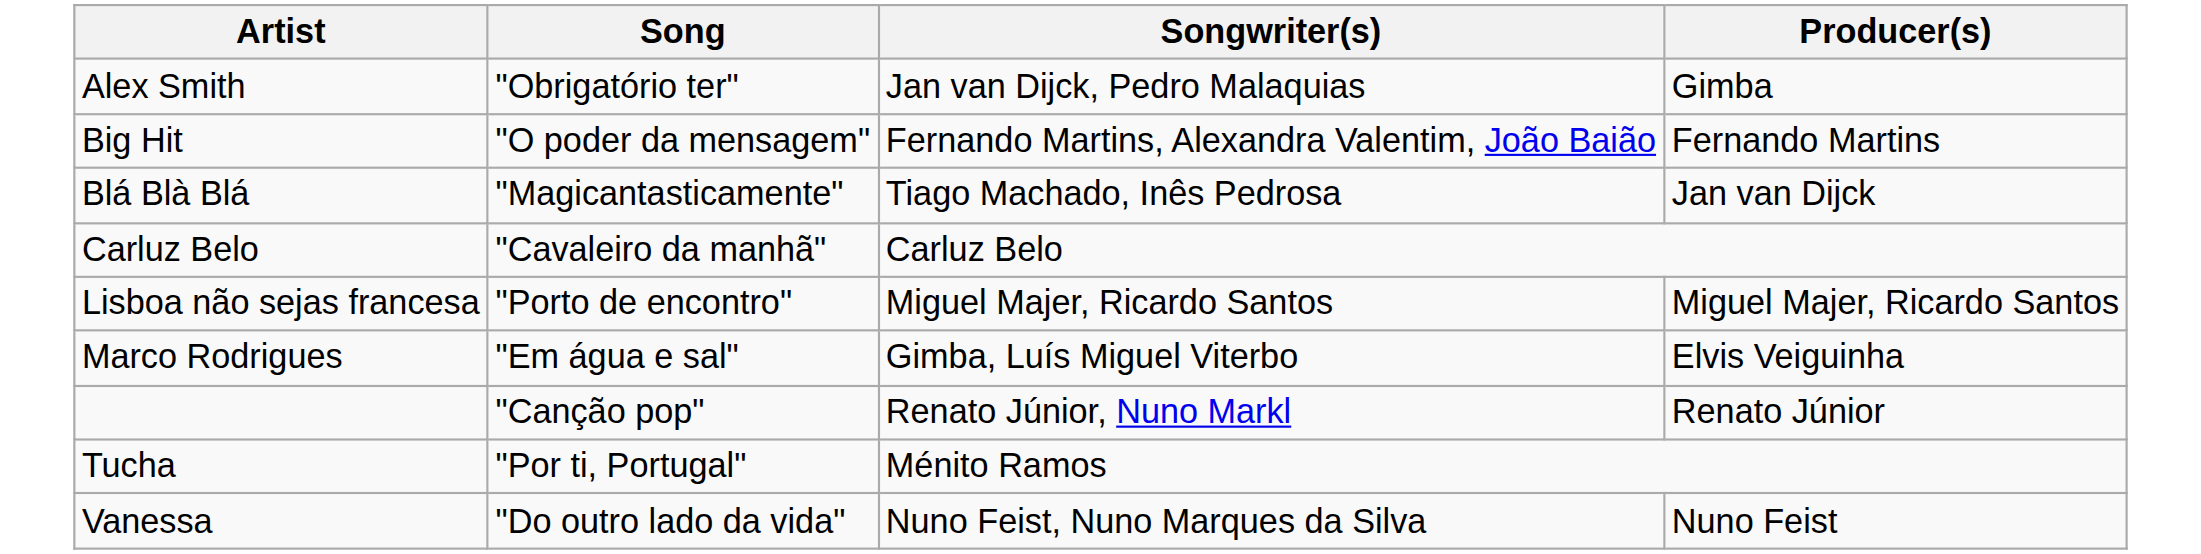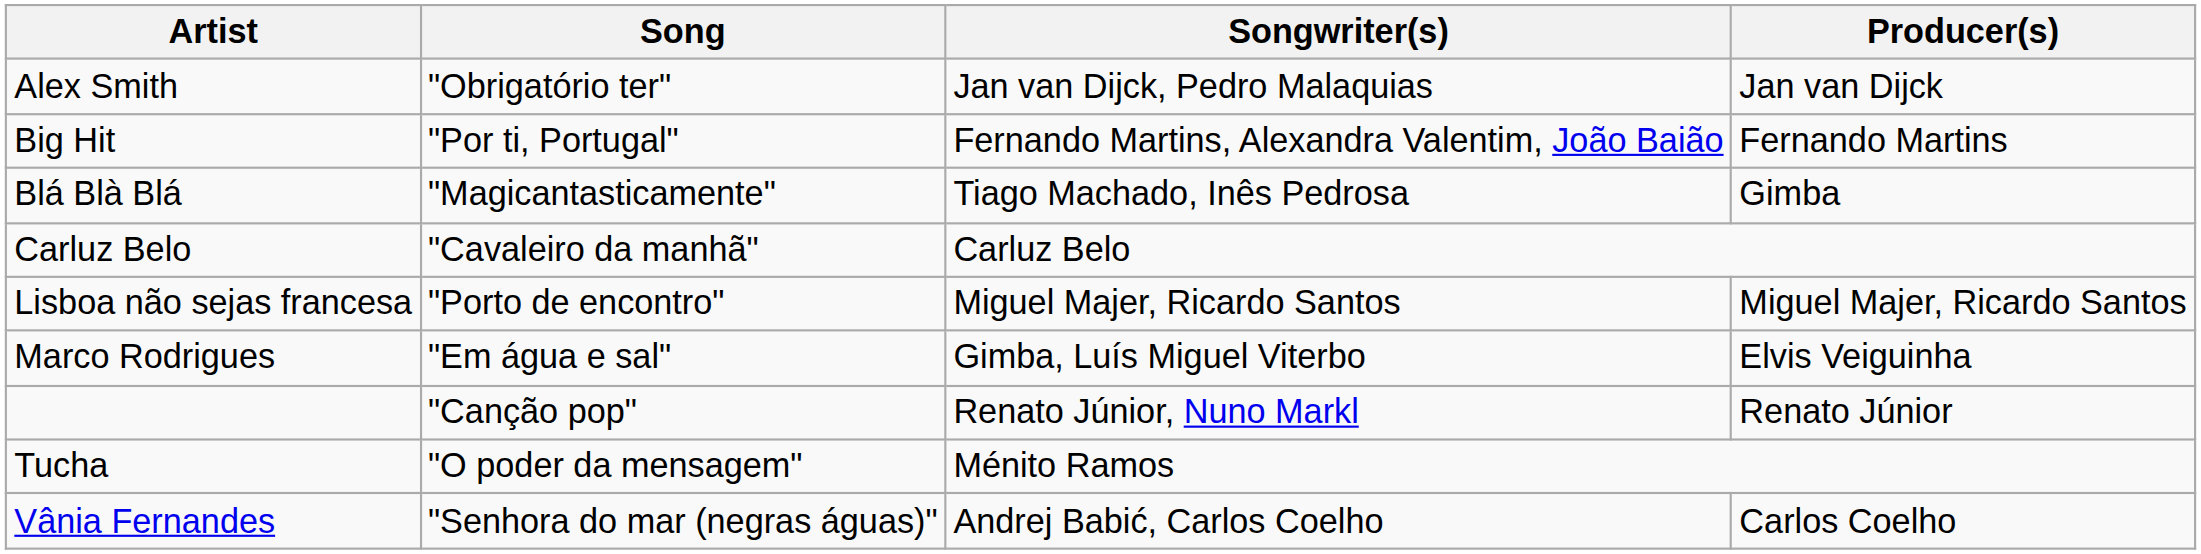(1722, 85) Gimba -> (1841, 85) Jan van Dijck
(683, 140) "O poder da mensagem" -> (553, 140) "Por ti, Portugal"
(1774, 194) Jan van Dijck -> (1790, 194) Gimba
(621, 466) "Por ti, Portugal" -> (615, 466) "O poder da mensagem"
- row: (147, 520)
+ row: (145, 520)
